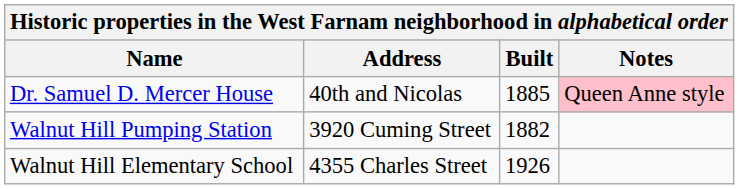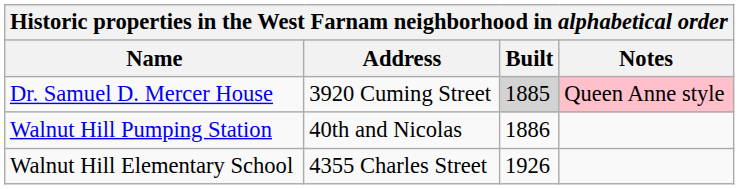(386, 93) 40th and Nicolas -> (400, 93) 3920 Cuming Street
(528, 93) no background -> (528, 93) lightgrey background
(400, 129) 3920 Cuming Street -> (386, 129) 40th and Nicolas
(528, 129) 1882 -> (528, 129) 1886
